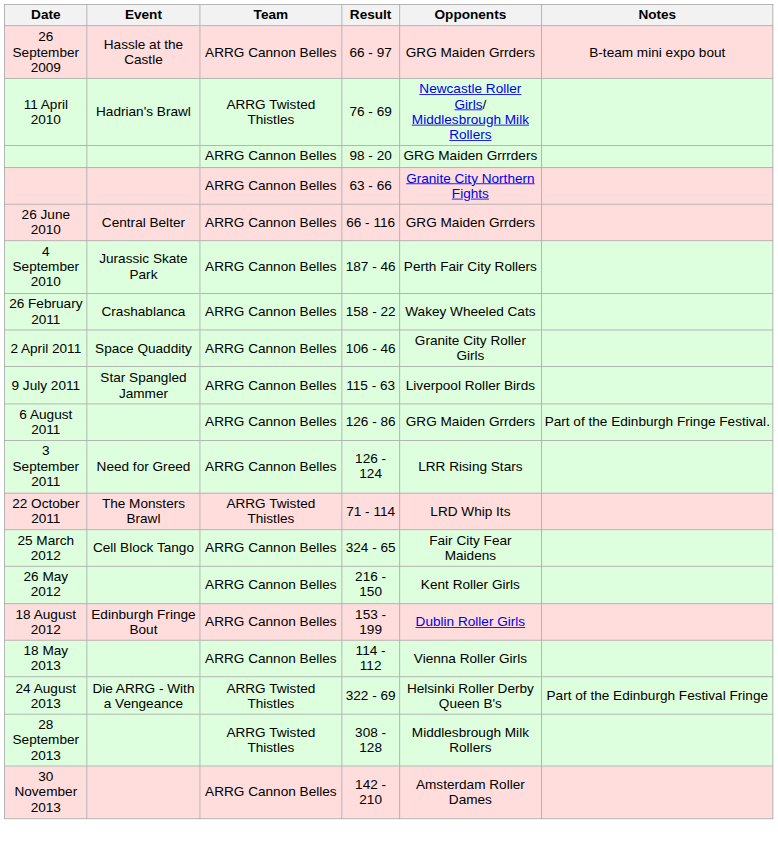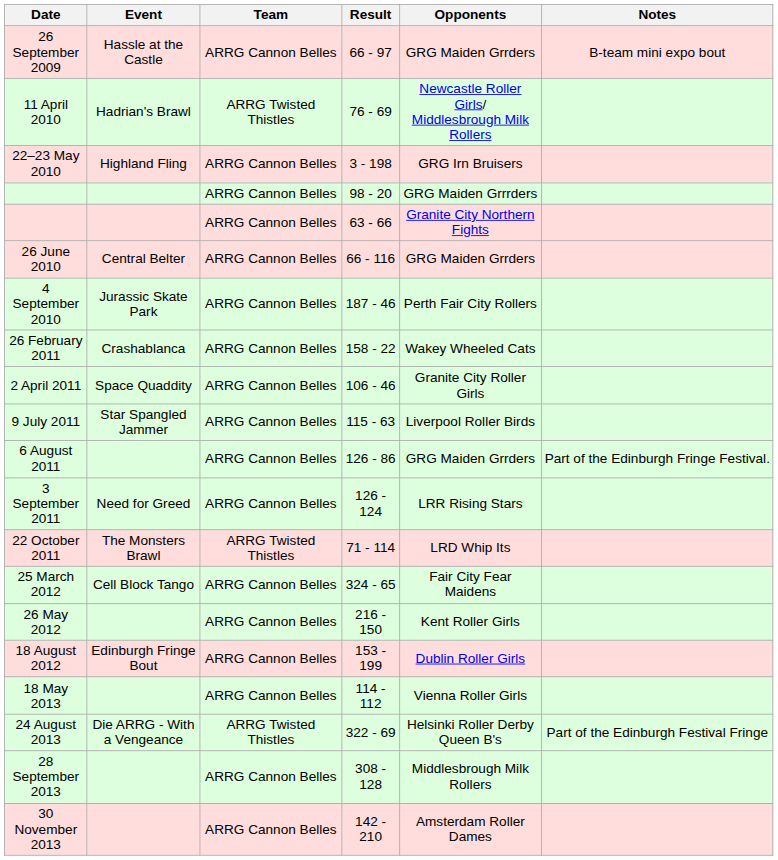+ row: (46, 164)
(271, 740) ARRG Twisted Thistles -> (271, 776) ARRG Cannon Belles
